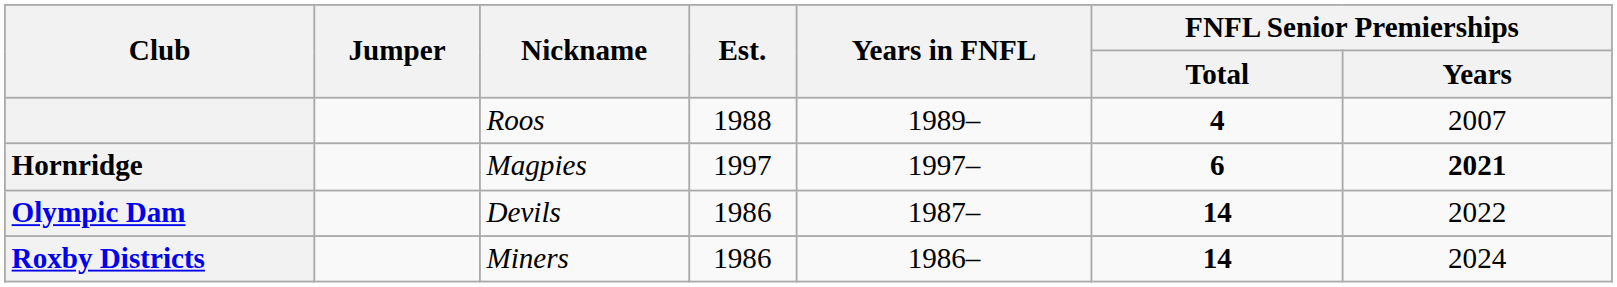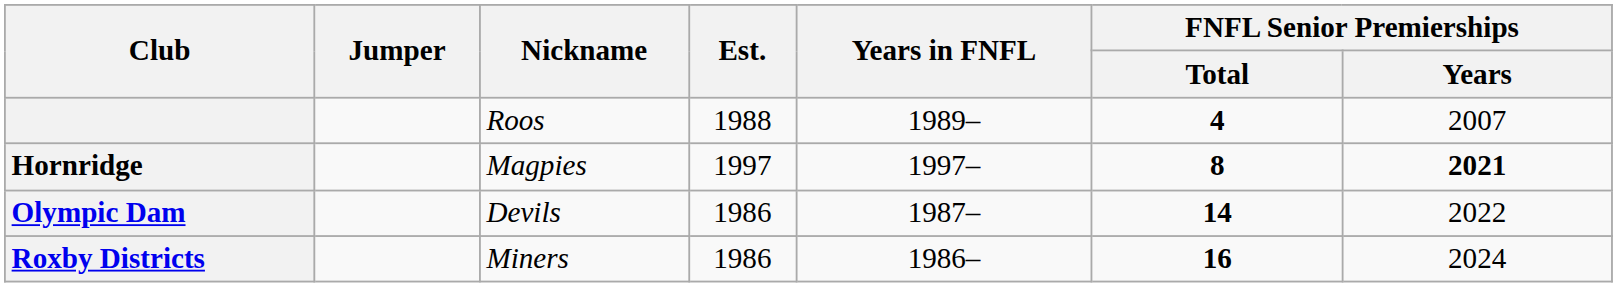(1217, 166) 6 -> (1217, 166) 8
(1217, 258) 14 -> (1217, 258) 16
